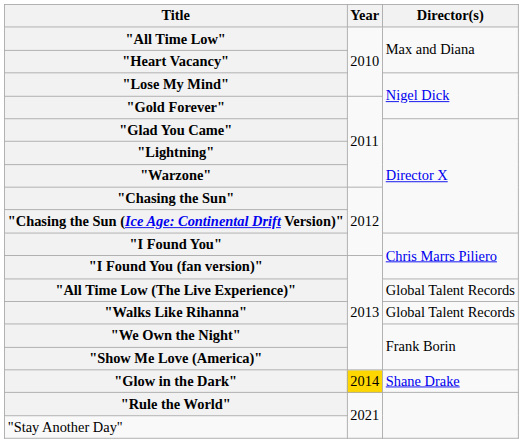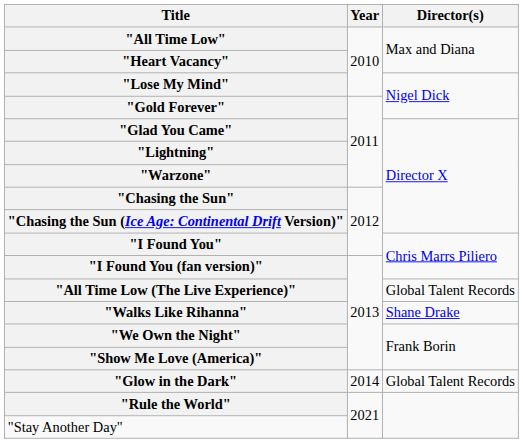(450, 312) Global Talent Records -> (423, 312) Shane Drake
(365, 381) gold background -> (365, 381) no background
(423, 381) Shane Drake -> (450, 381) Global Talent Records
